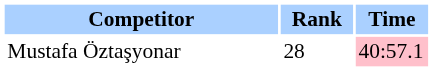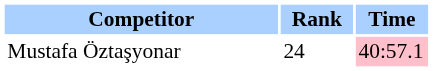(294, 51) 28 -> (294, 51) 24
